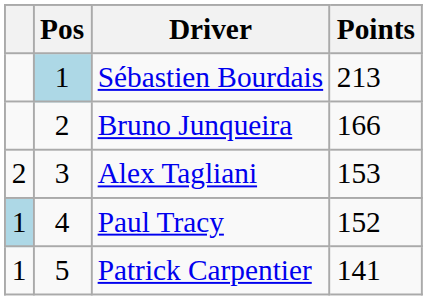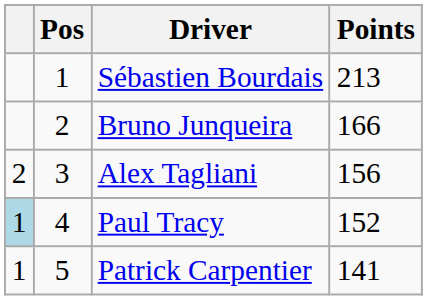(62, 77) lightblue background -> (62, 77) no background
(359, 173) 153 -> (359, 173) 156
